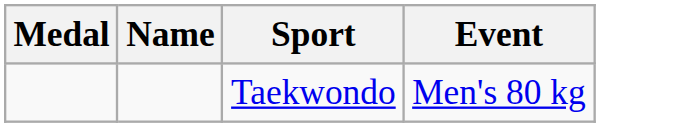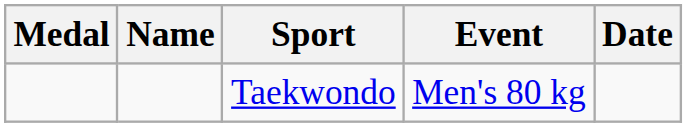+ column: (638, 33)
